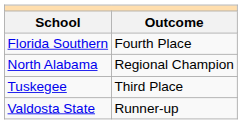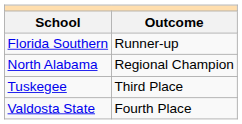(153, 43) Fourth Place -> (147, 43) Runner-up
(147, 108) Runner-up -> (153, 108) Fourth Place
